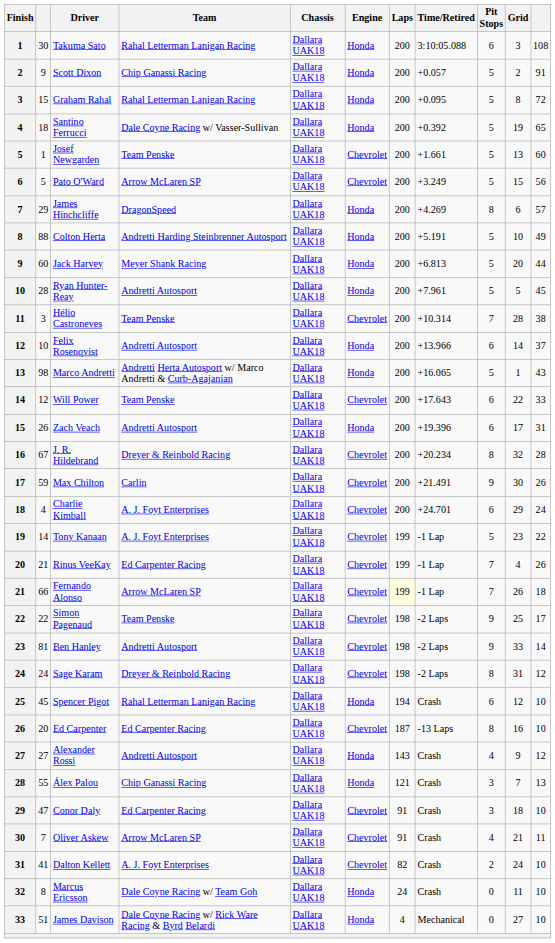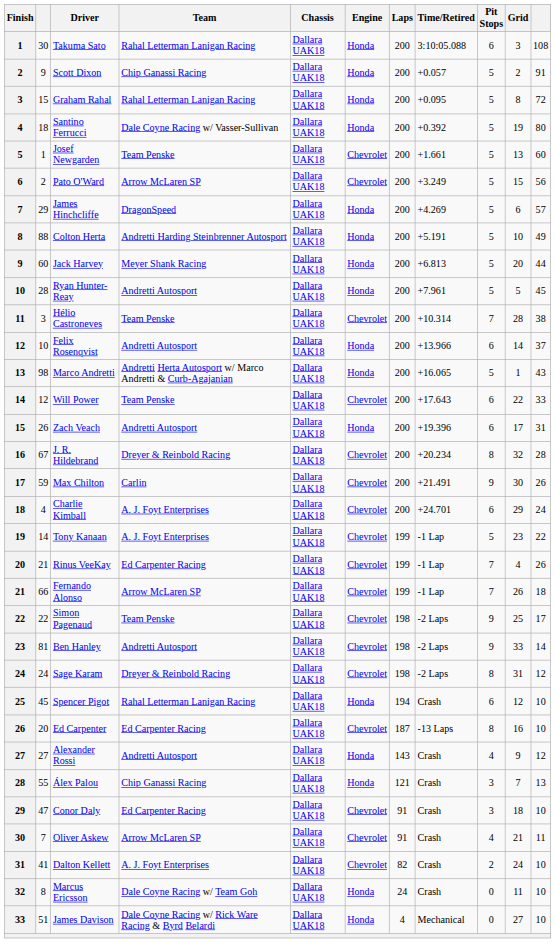(541, 127) 65 -> (541, 127) 80
(43, 182) 5 -> (43, 182) 2
(491, 209) 8 -> (491, 209) 5
(402, 592) lightyellow background -> (402, 592) no background
